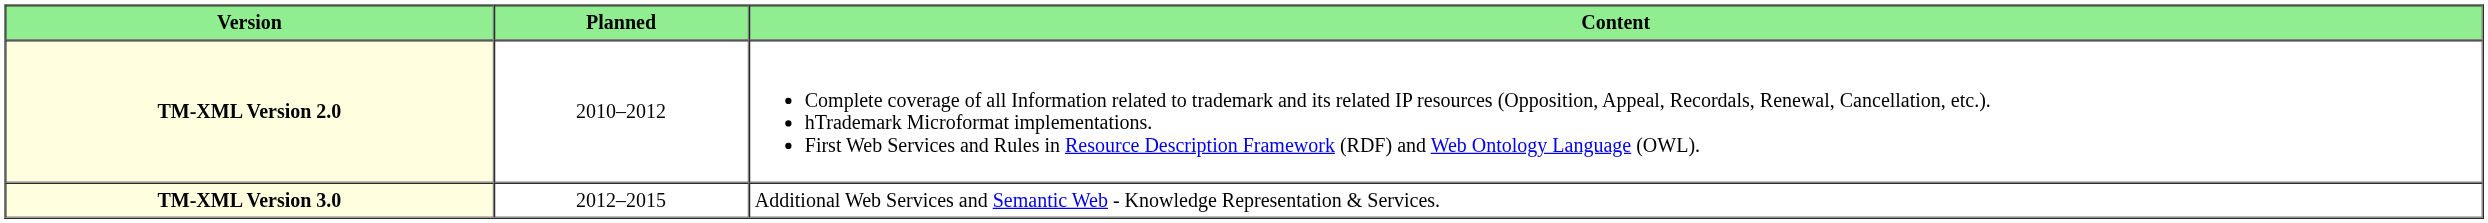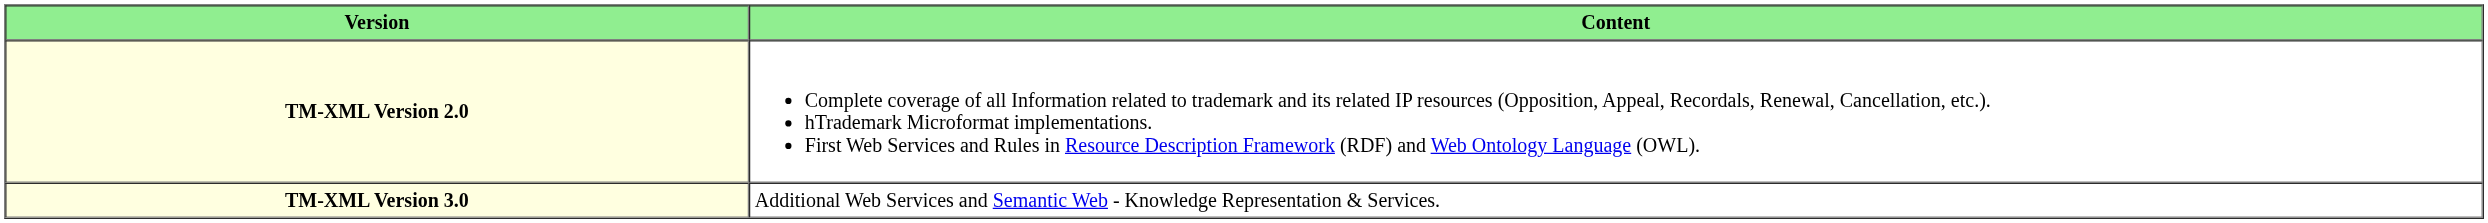- column: (621, 22)
